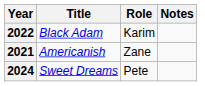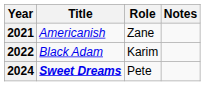rows swapped: (20, 52) <-> (20, 33)
(79, 71) normal -> (80, 71) bold
